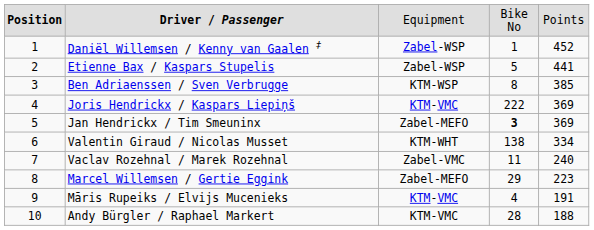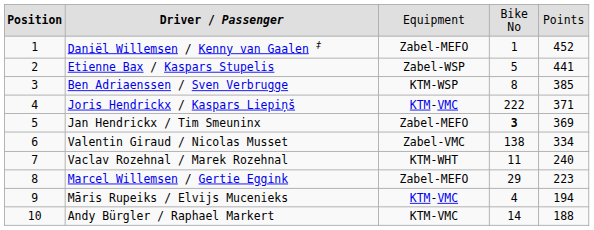(434, 47) Zabel-WSP -> (434, 47) Zabel-MEFO
(564, 104) 369 -> (564, 104) 371
(434, 142) KTM-WHT -> (434, 142) Zabel-VMC
(434, 160) Zabel-VMC -> (434, 160) KTM-WHT
(564, 198) 191 -> (564, 198) 194
(514, 216) 28 -> (514, 216) 14
